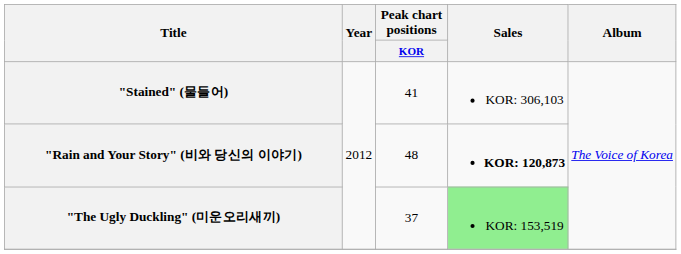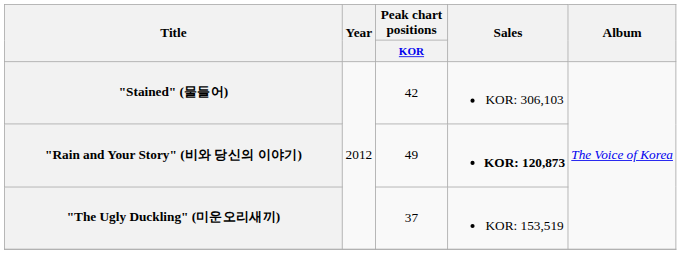(411, 92) 41 -> (411, 92) 42
(411, 155) 48 -> (411, 155) 49
(508, 225) lightgreen background -> (508, 225) no background
